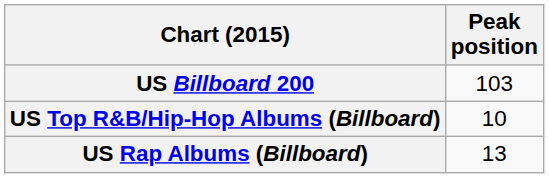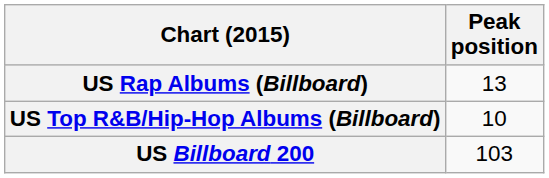rows swapped: (225, 82) <-> (225, 154)
